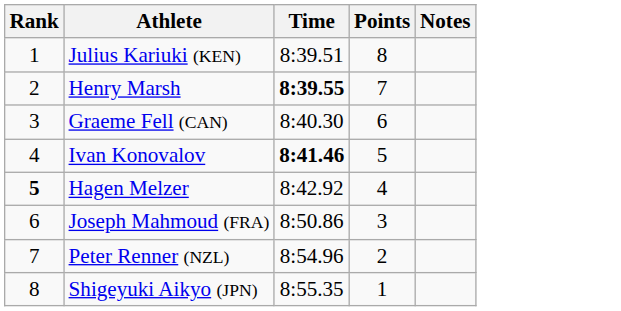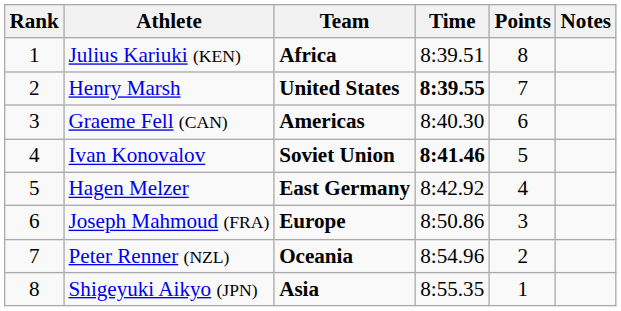+ column: (345, 21)
(34, 188) bold -> (34, 188) normal
